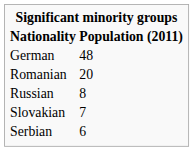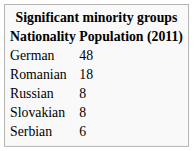(86, 74) 20 -> (86, 74) 18
(83, 112) 7 -> (83, 112) 8
